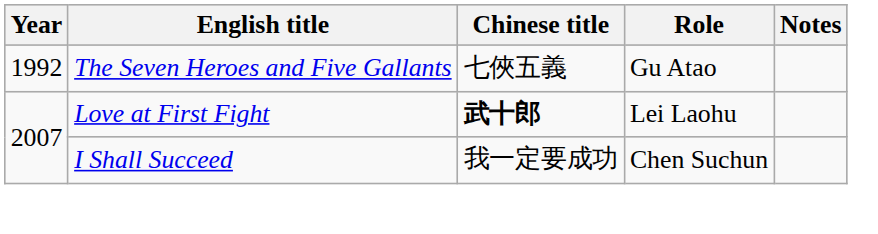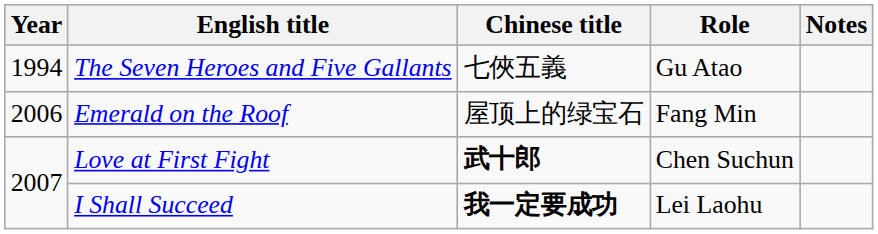(37, 68) 1992 -> (37, 68) 1994
+ row: (181, 113)
(683, 113) Lei Laohu -> (725, 159) Chen Suchun
(541, 158) normal -> (541, 204) bold
(699, 159) Chen Suchun -> (709, 205) Lei Laohu
